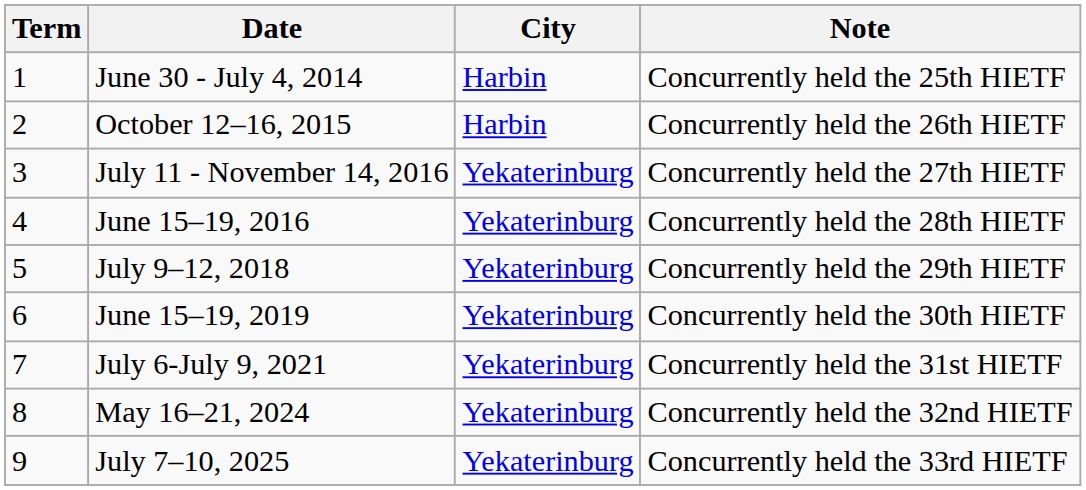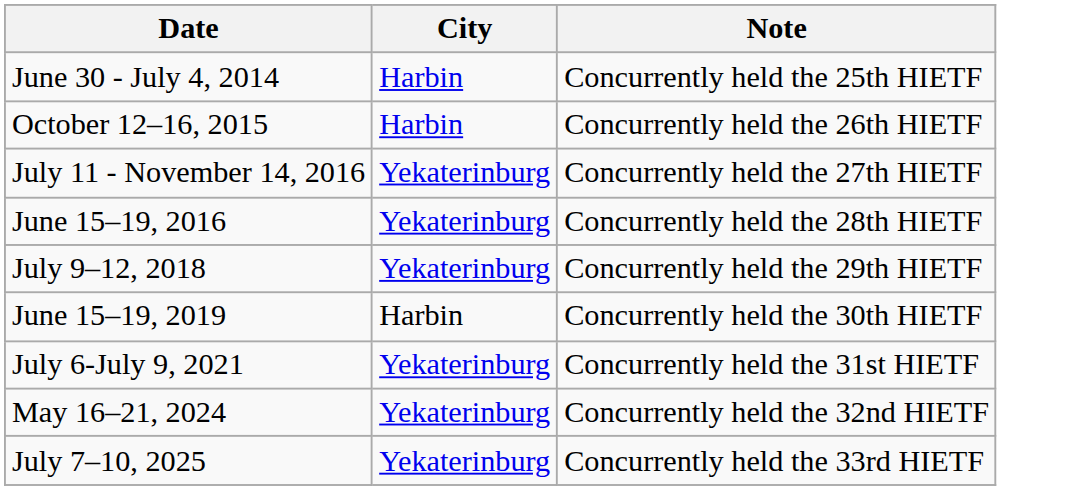- column: (47, 28)
(548, 316) Yekaterinburg -> (421, 316) Harbin
